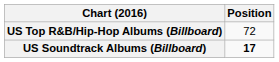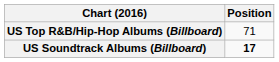(249, 31) 72 -> (249, 31) 71
